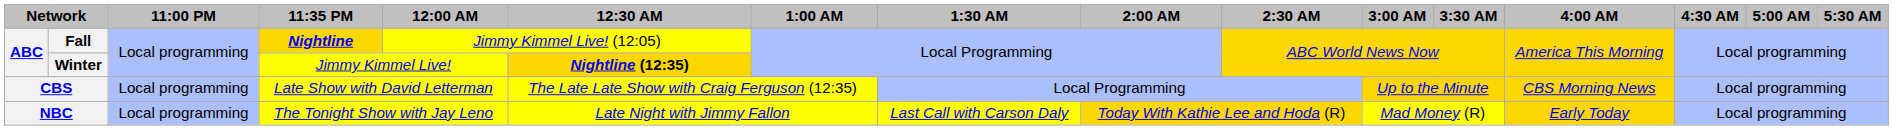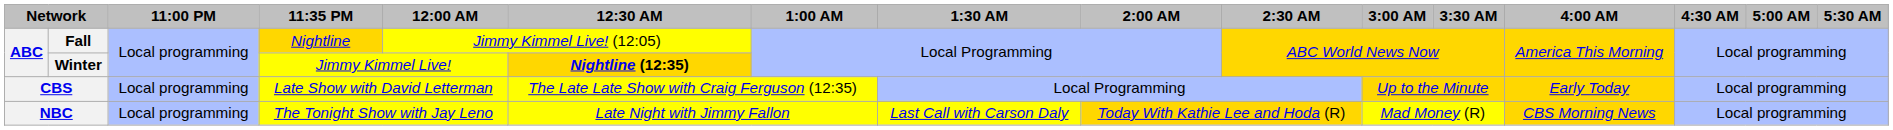(321, 40) bold -> (321, 40) normal
(1589, 88) CBS Morning News -> (1589, 88) Early Today
(1589, 112) Early Today -> (1589, 112) CBS Morning News
